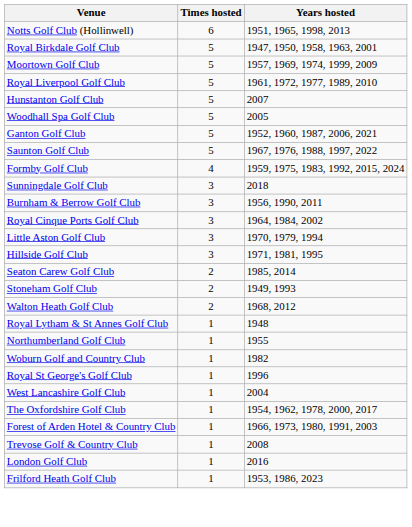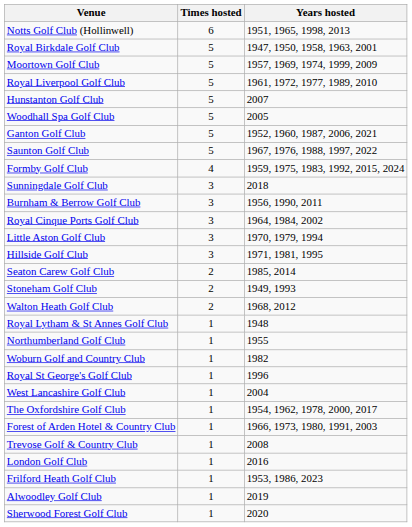+ row: (54, 496)
+ row: (67, 513)
